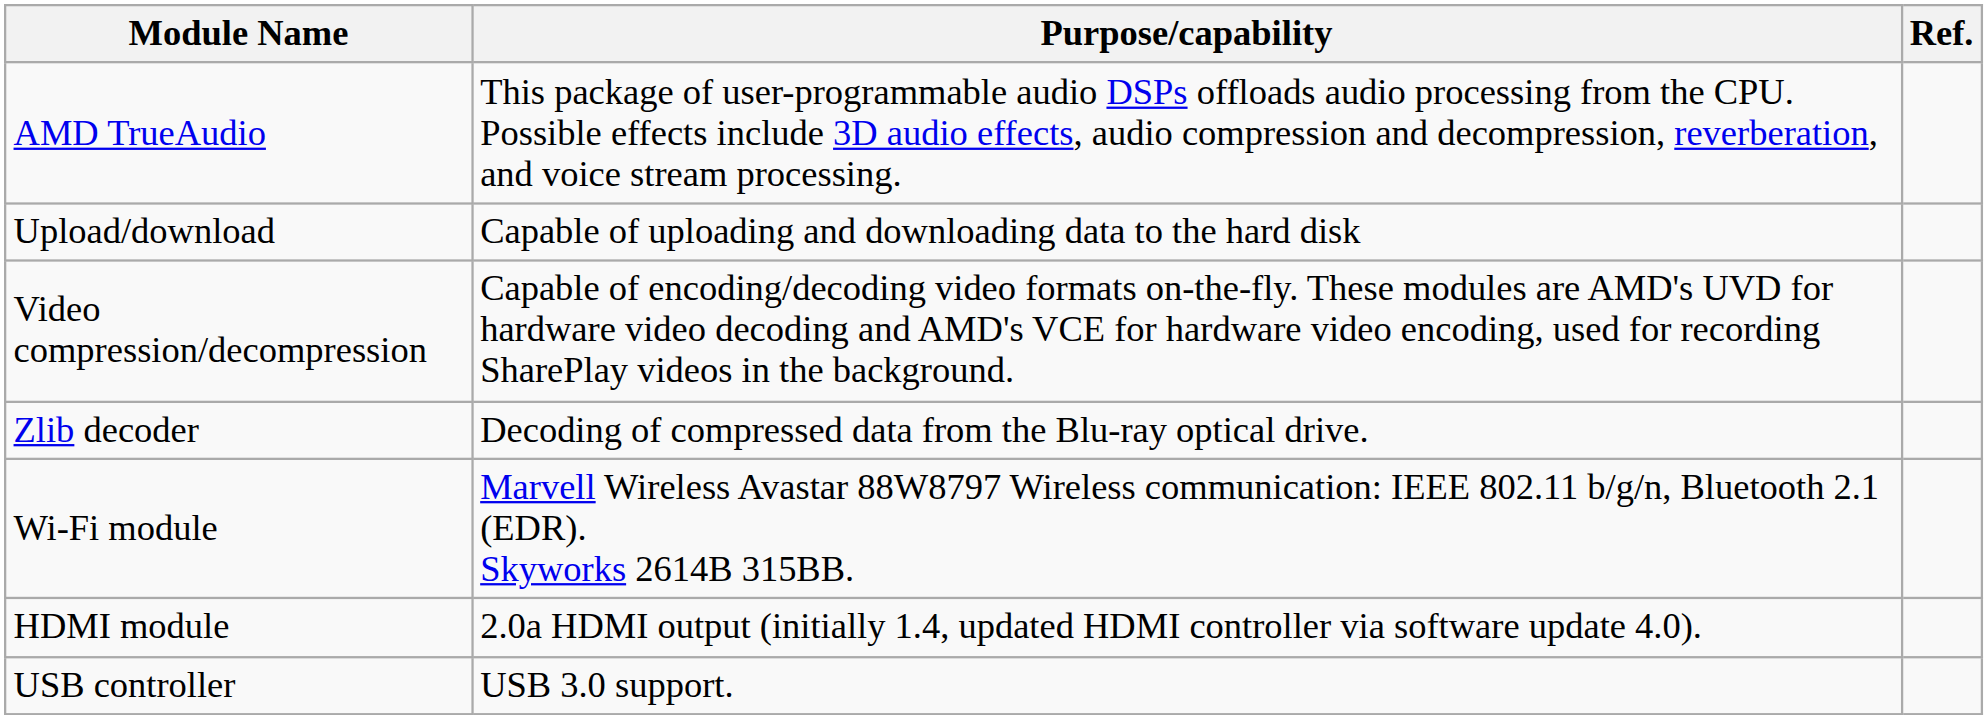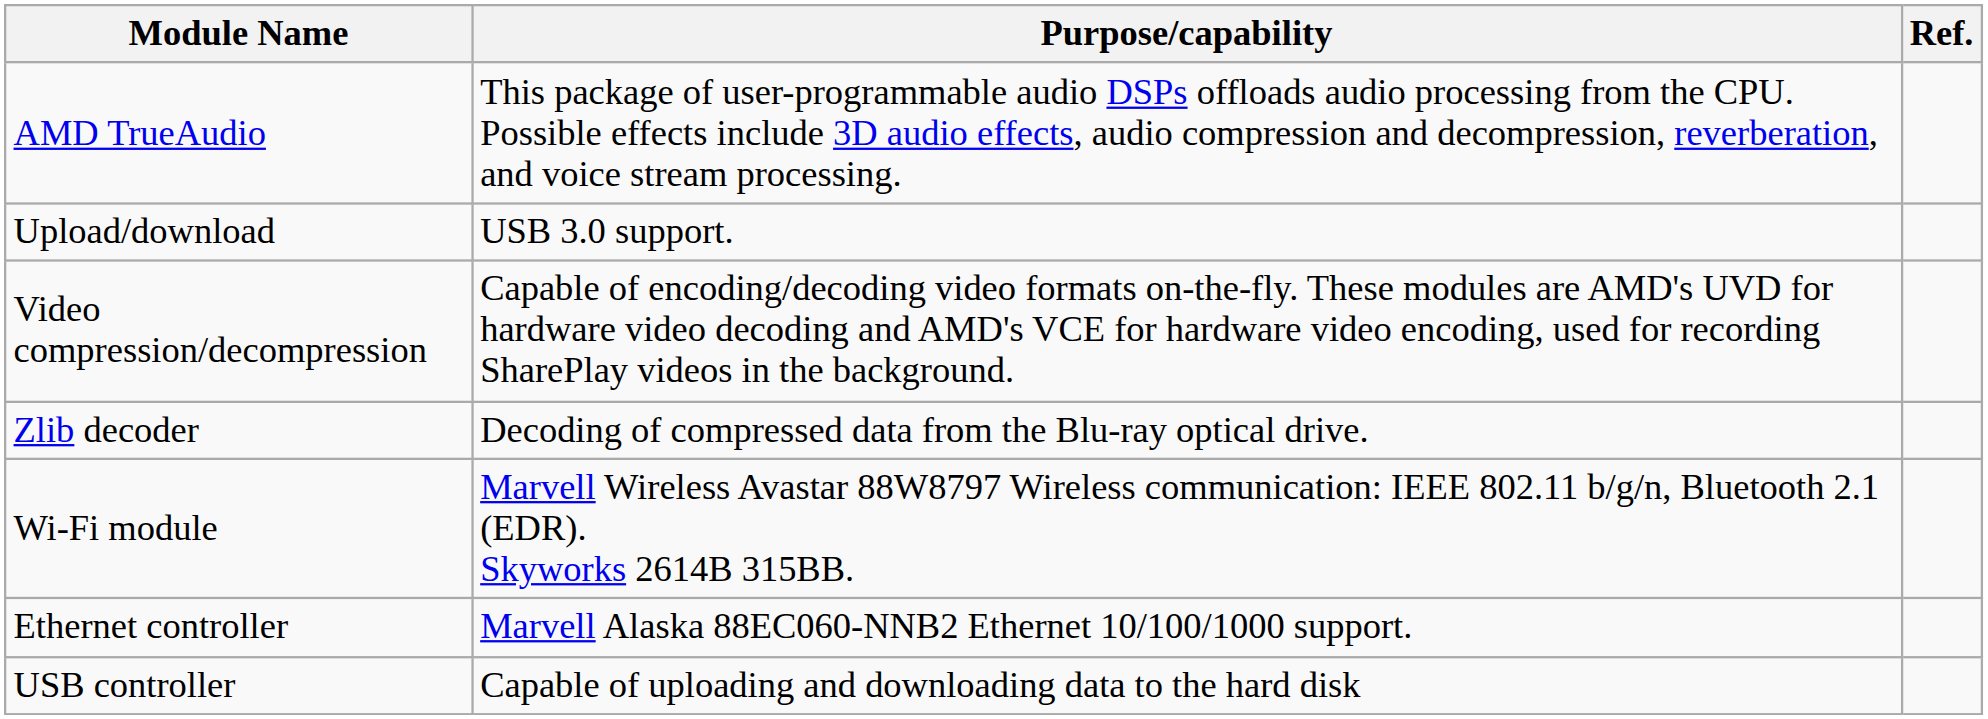(920, 231) Capable of uploading and downloading data to the hard disk -> (607, 231) USB 3.0 support.
- row: (121, 626)
+ row: (151, 626)
(607, 684) USB 3.0 support. -> (920, 684) Capable of uploading and downloading data to the hard disk
